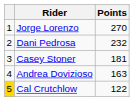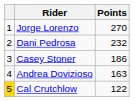(119, 58) 181 -> (119, 58) 186
